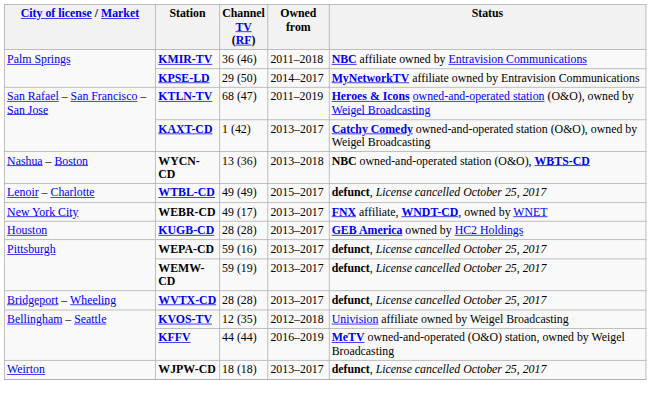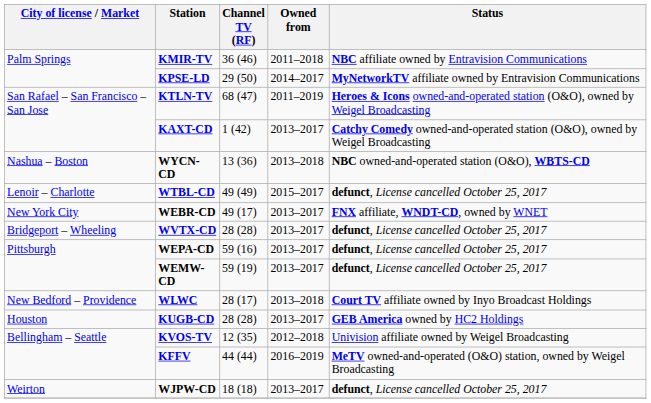rows swapped: (187, 300) <-> (186, 230)
+ row: (178, 300)
